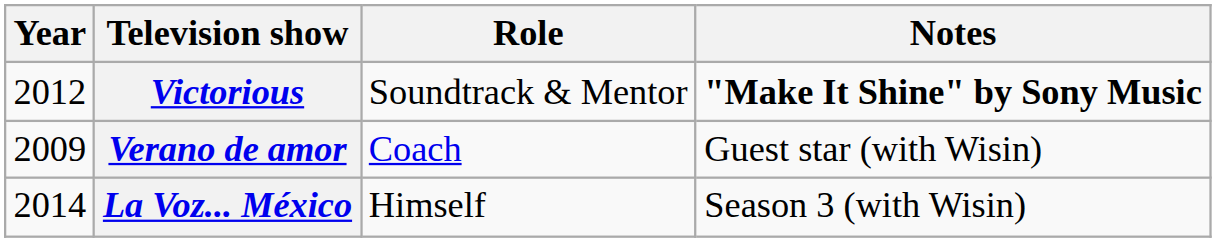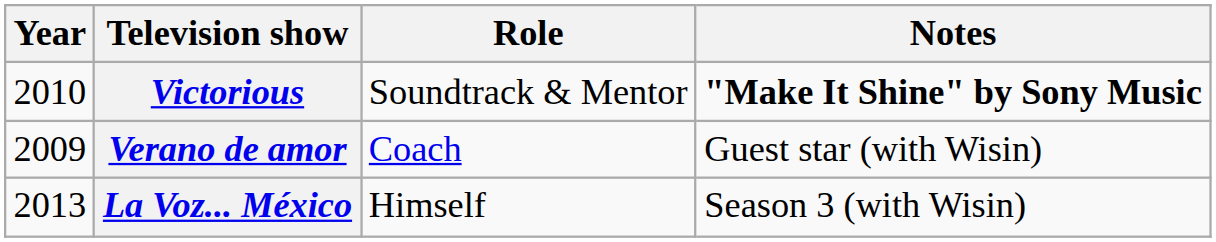(50, 90) 2012 -> (50, 90) 2010
(50, 206) 2014 -> (50, 206) 2013
